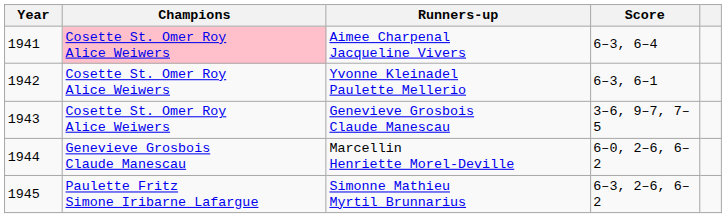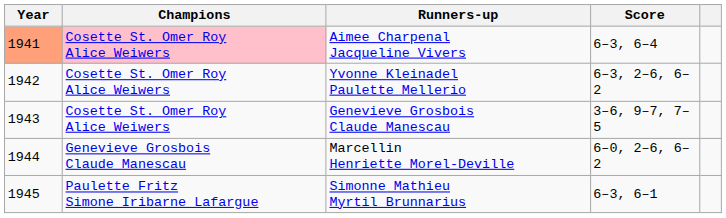(24, 45) no background -> (24, 45) lightsalmon background
(625, 82) 6–3, 6–1 -> (642, 82) 6–3, 2–6, 6–2
(642, 194) 6–3, 2–6, 6–2 -> (625, 194) 6–3, 6–1
